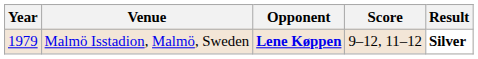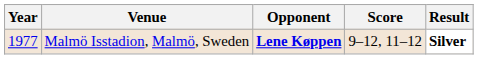(23, 41) 1979 -> (23, 41) 1977
